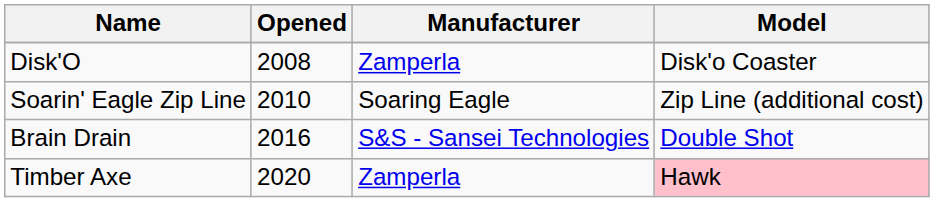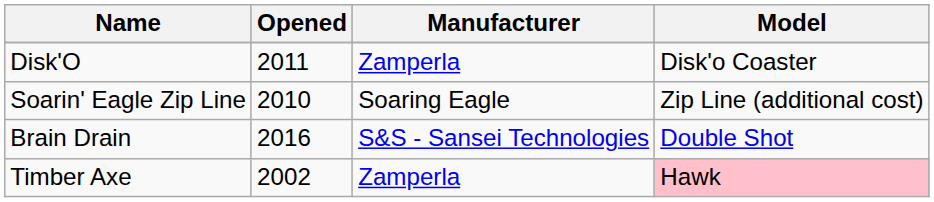(284, 61) 2008 -> (283, 61) 2011
(284, 176) 2020 -> (284, 176) 2002
